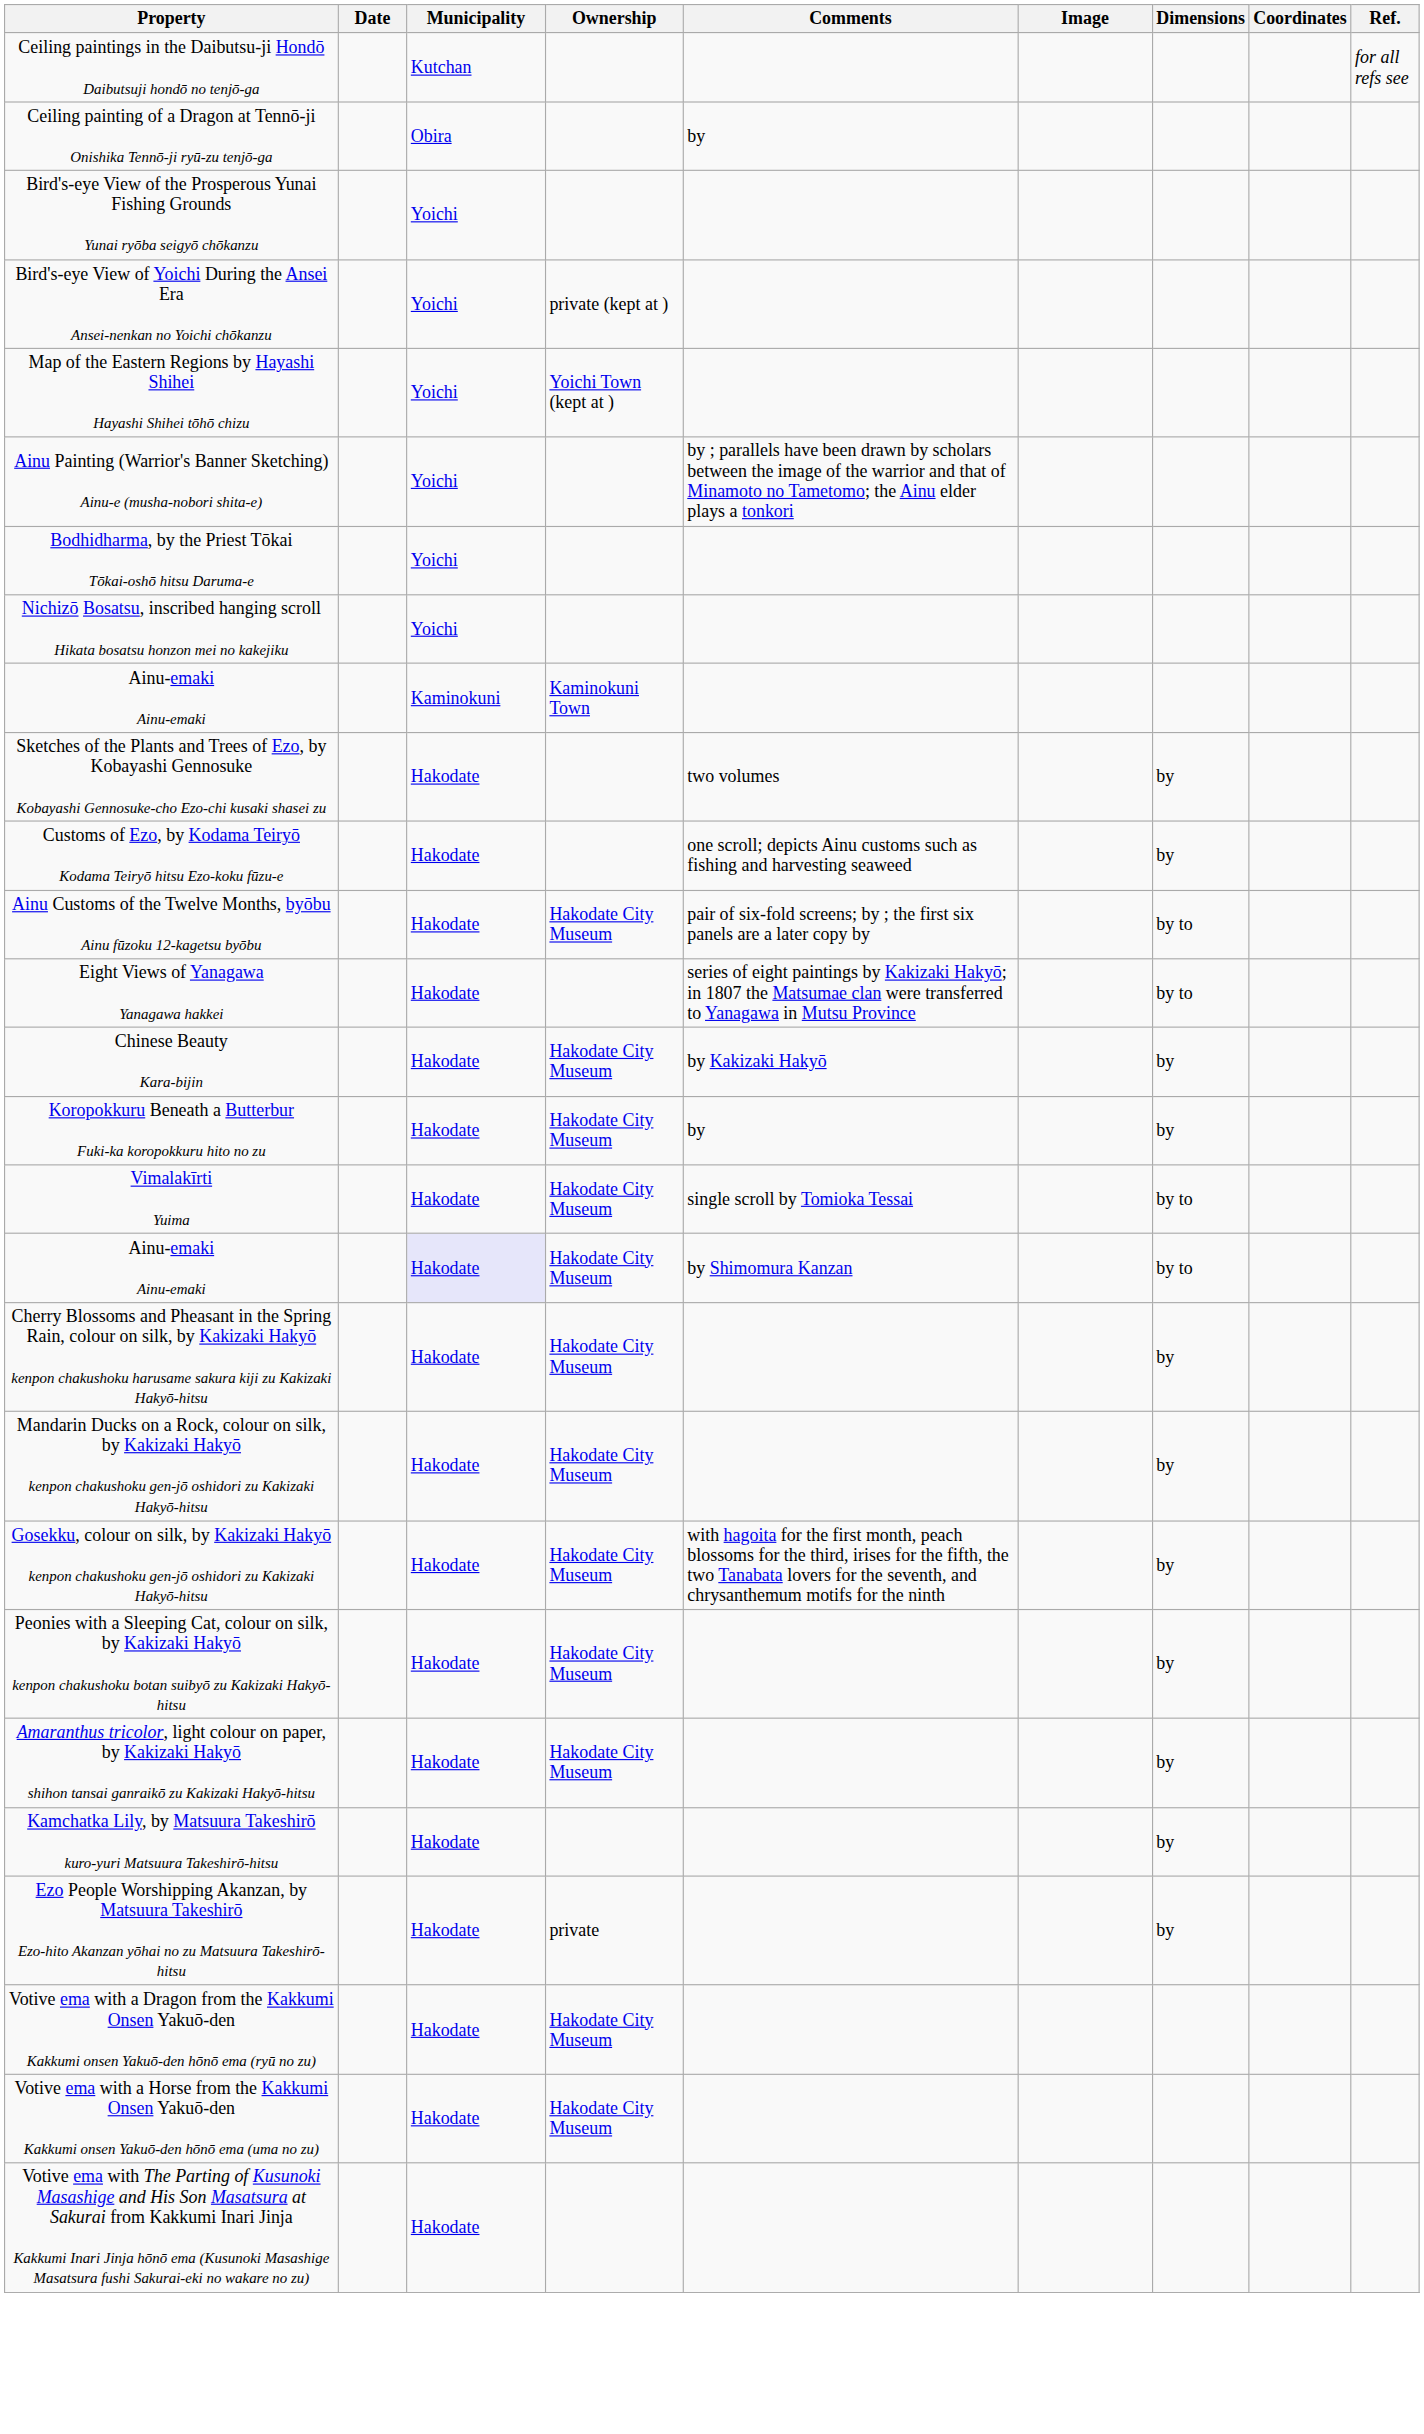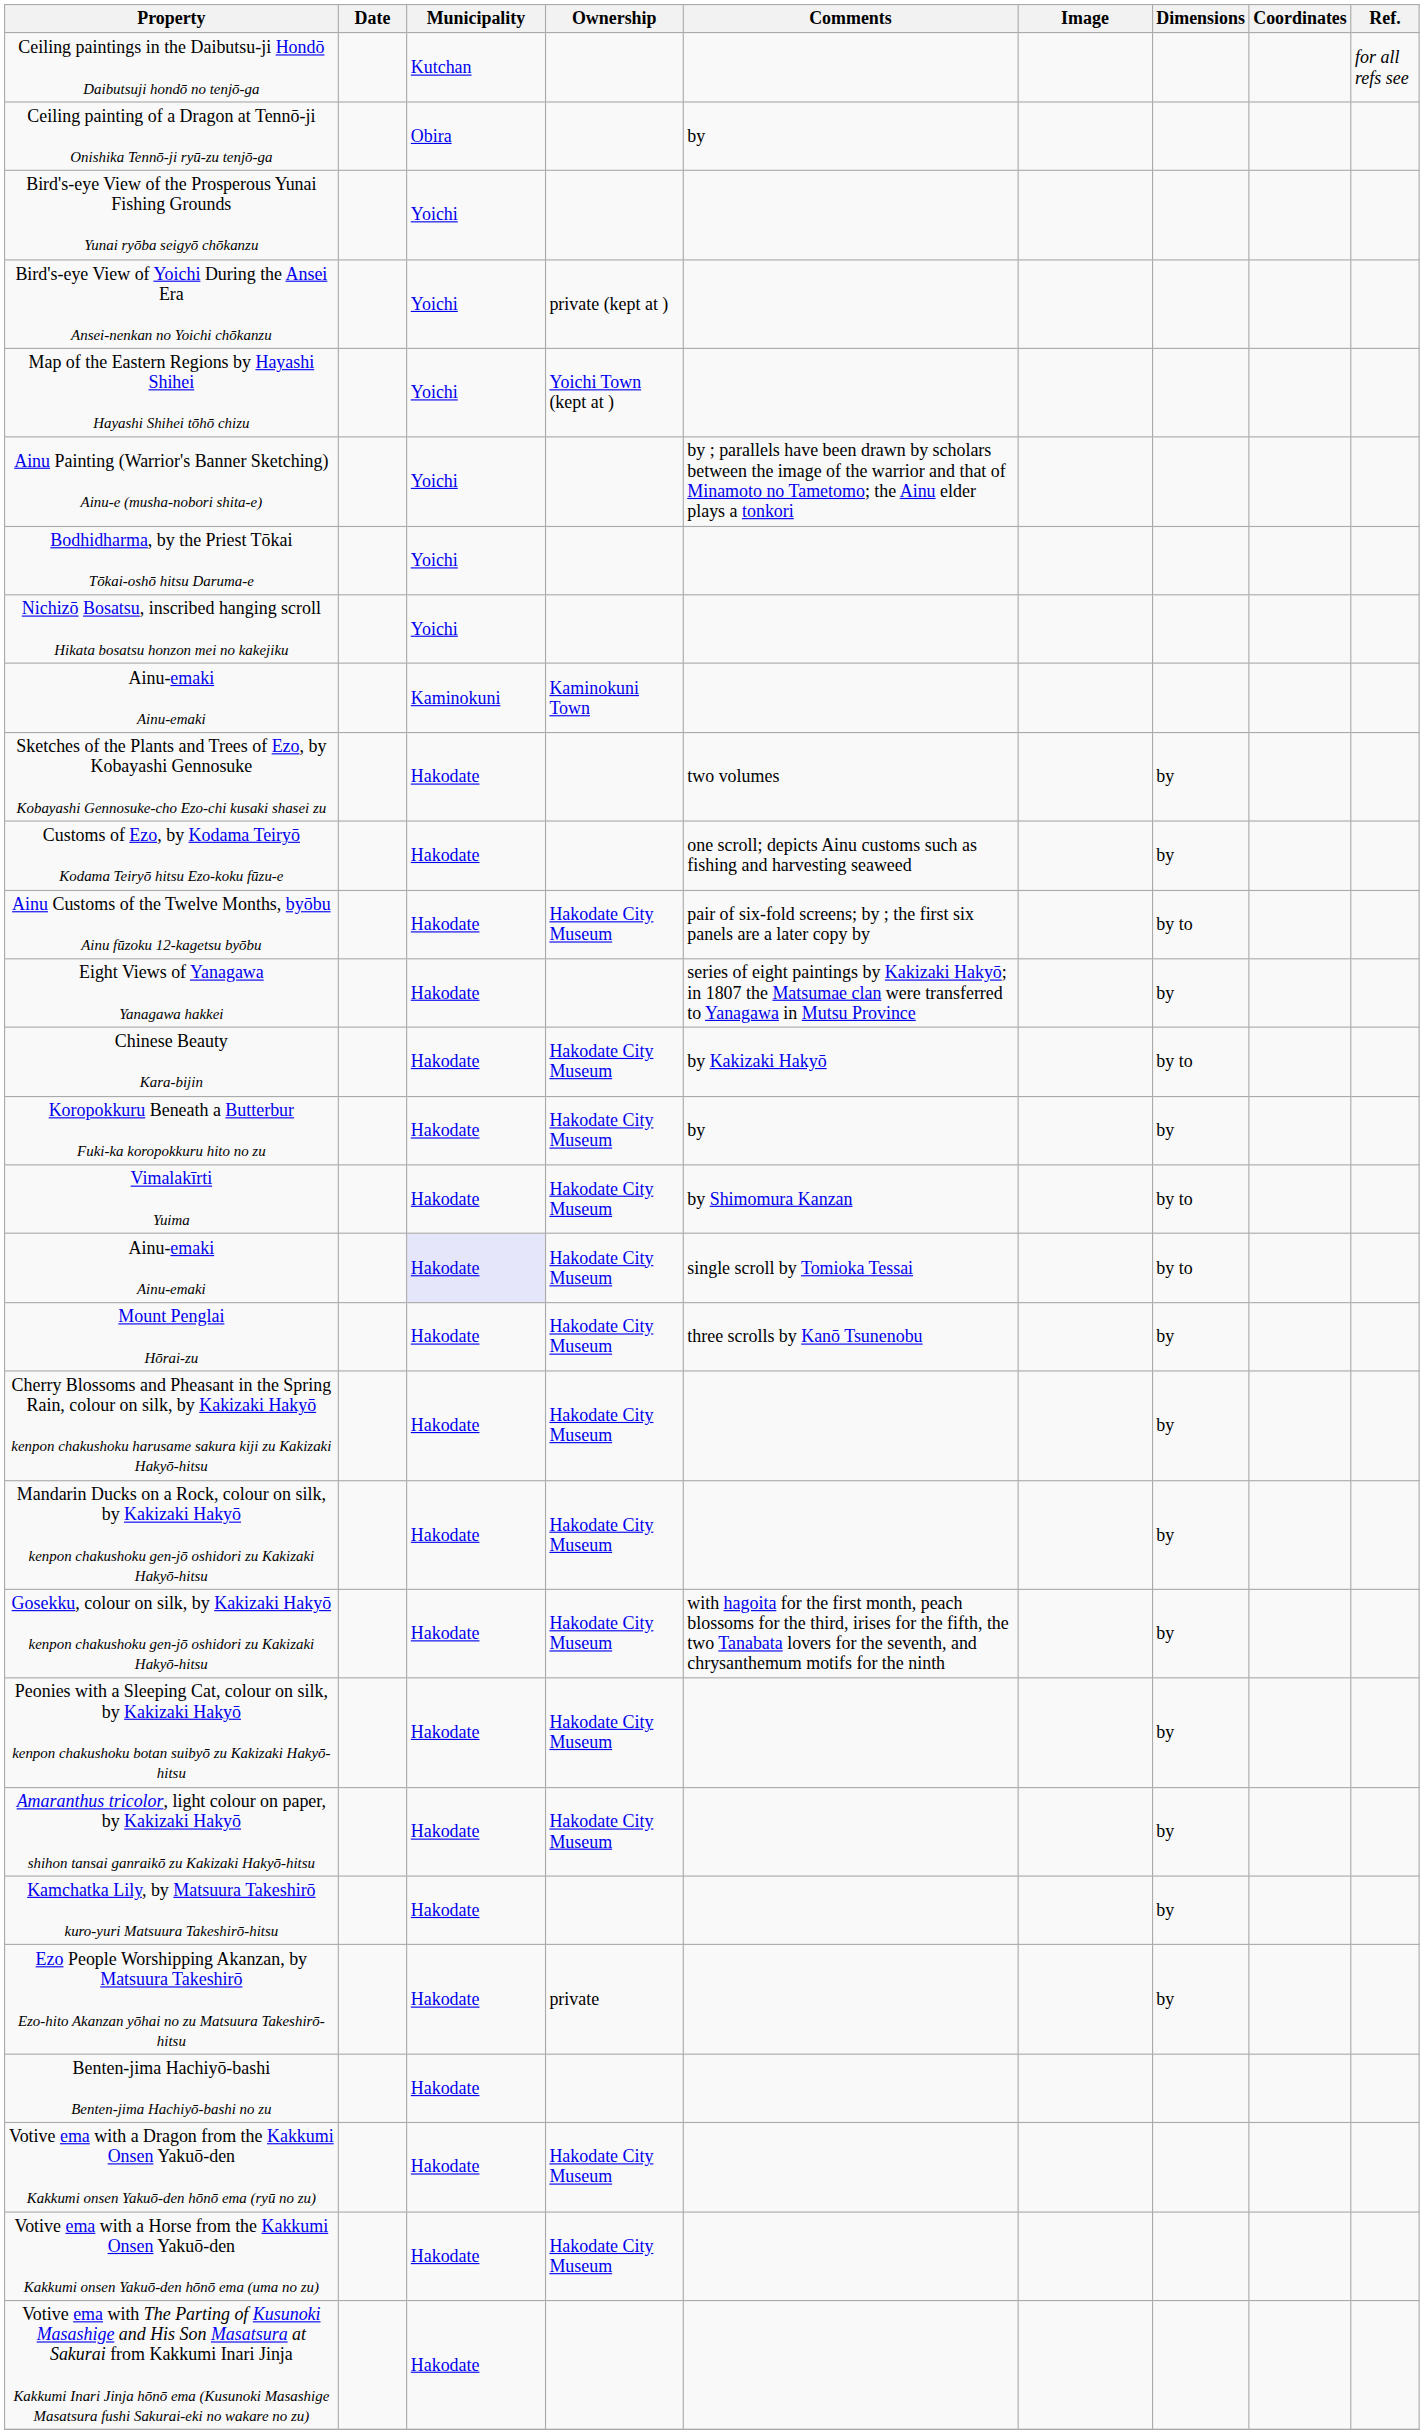(1174, 992) by to -> (1165, 992) by
(1165, 1061) by -> (1174, 1061) by to
(800, 1199) single scroll by Tomioka Tessai -> (770, 1199) by Shimomura Kanzan
(770, 1267) by Shimomura Kanzan -> (800, 1267) single scroll by Tomioka Tessai
+ row: (171, 1336)
+ row: (171, 2088)
